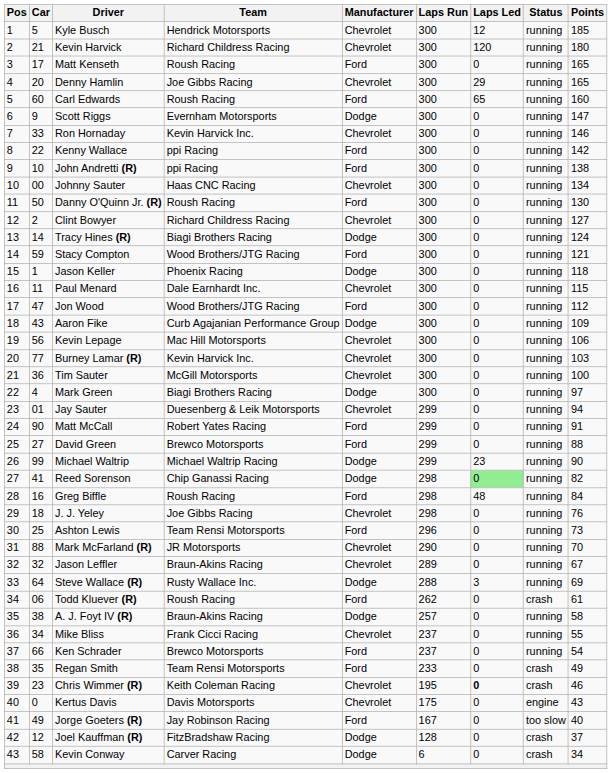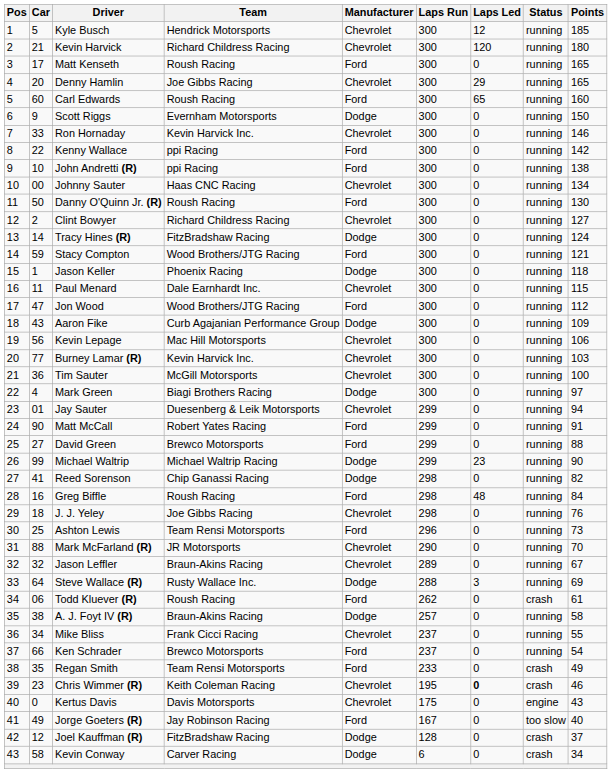(580, 116) 147 -> (580, 116) 150
(219, 237) Biagi Brothers Racing -> (218, 237) FitzBradshaw Racing
(476, 479) lightgreen background -> (476, 479) no background
